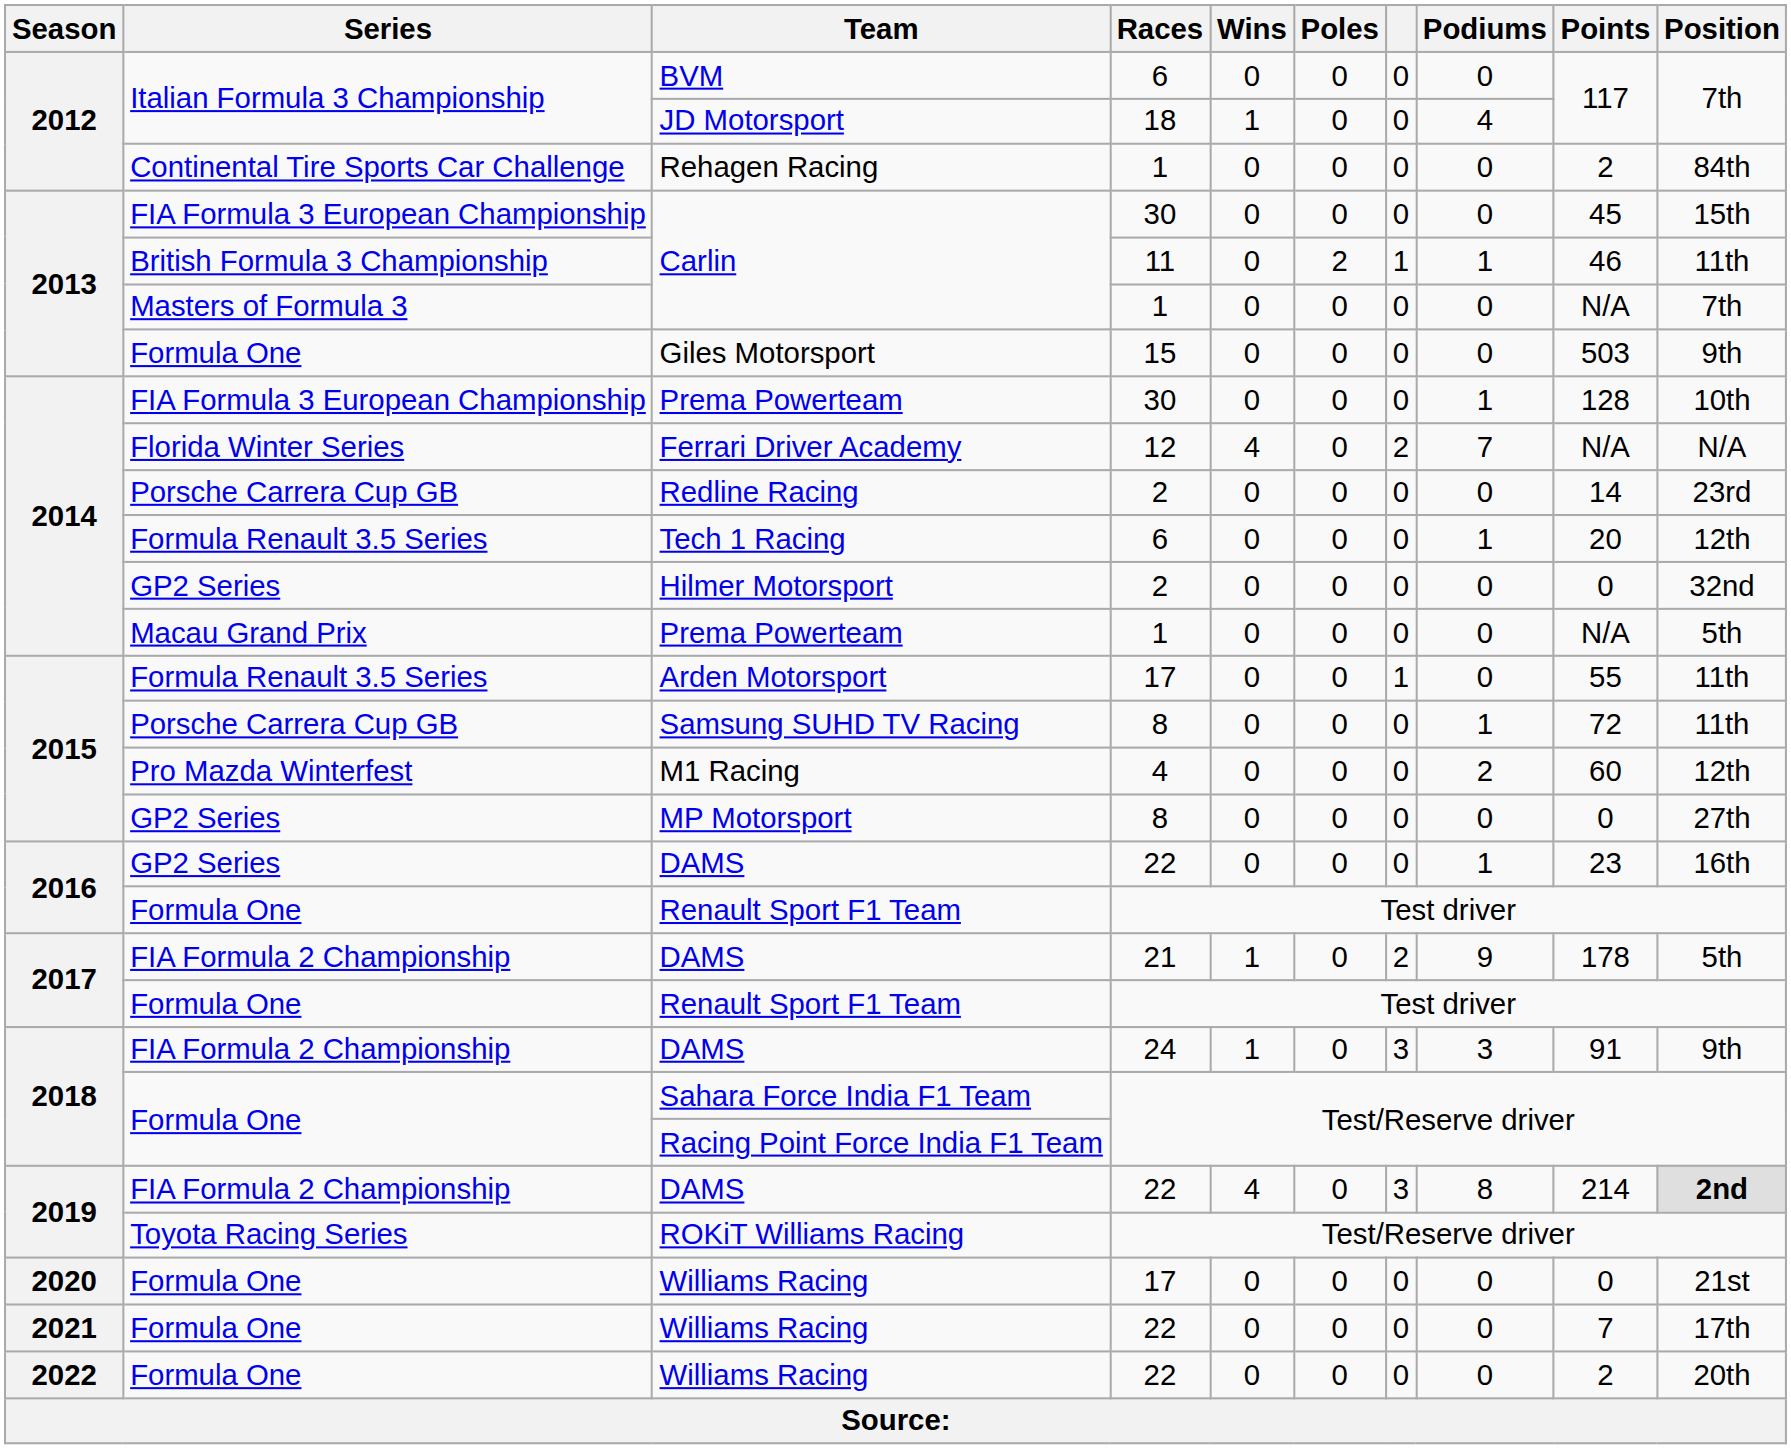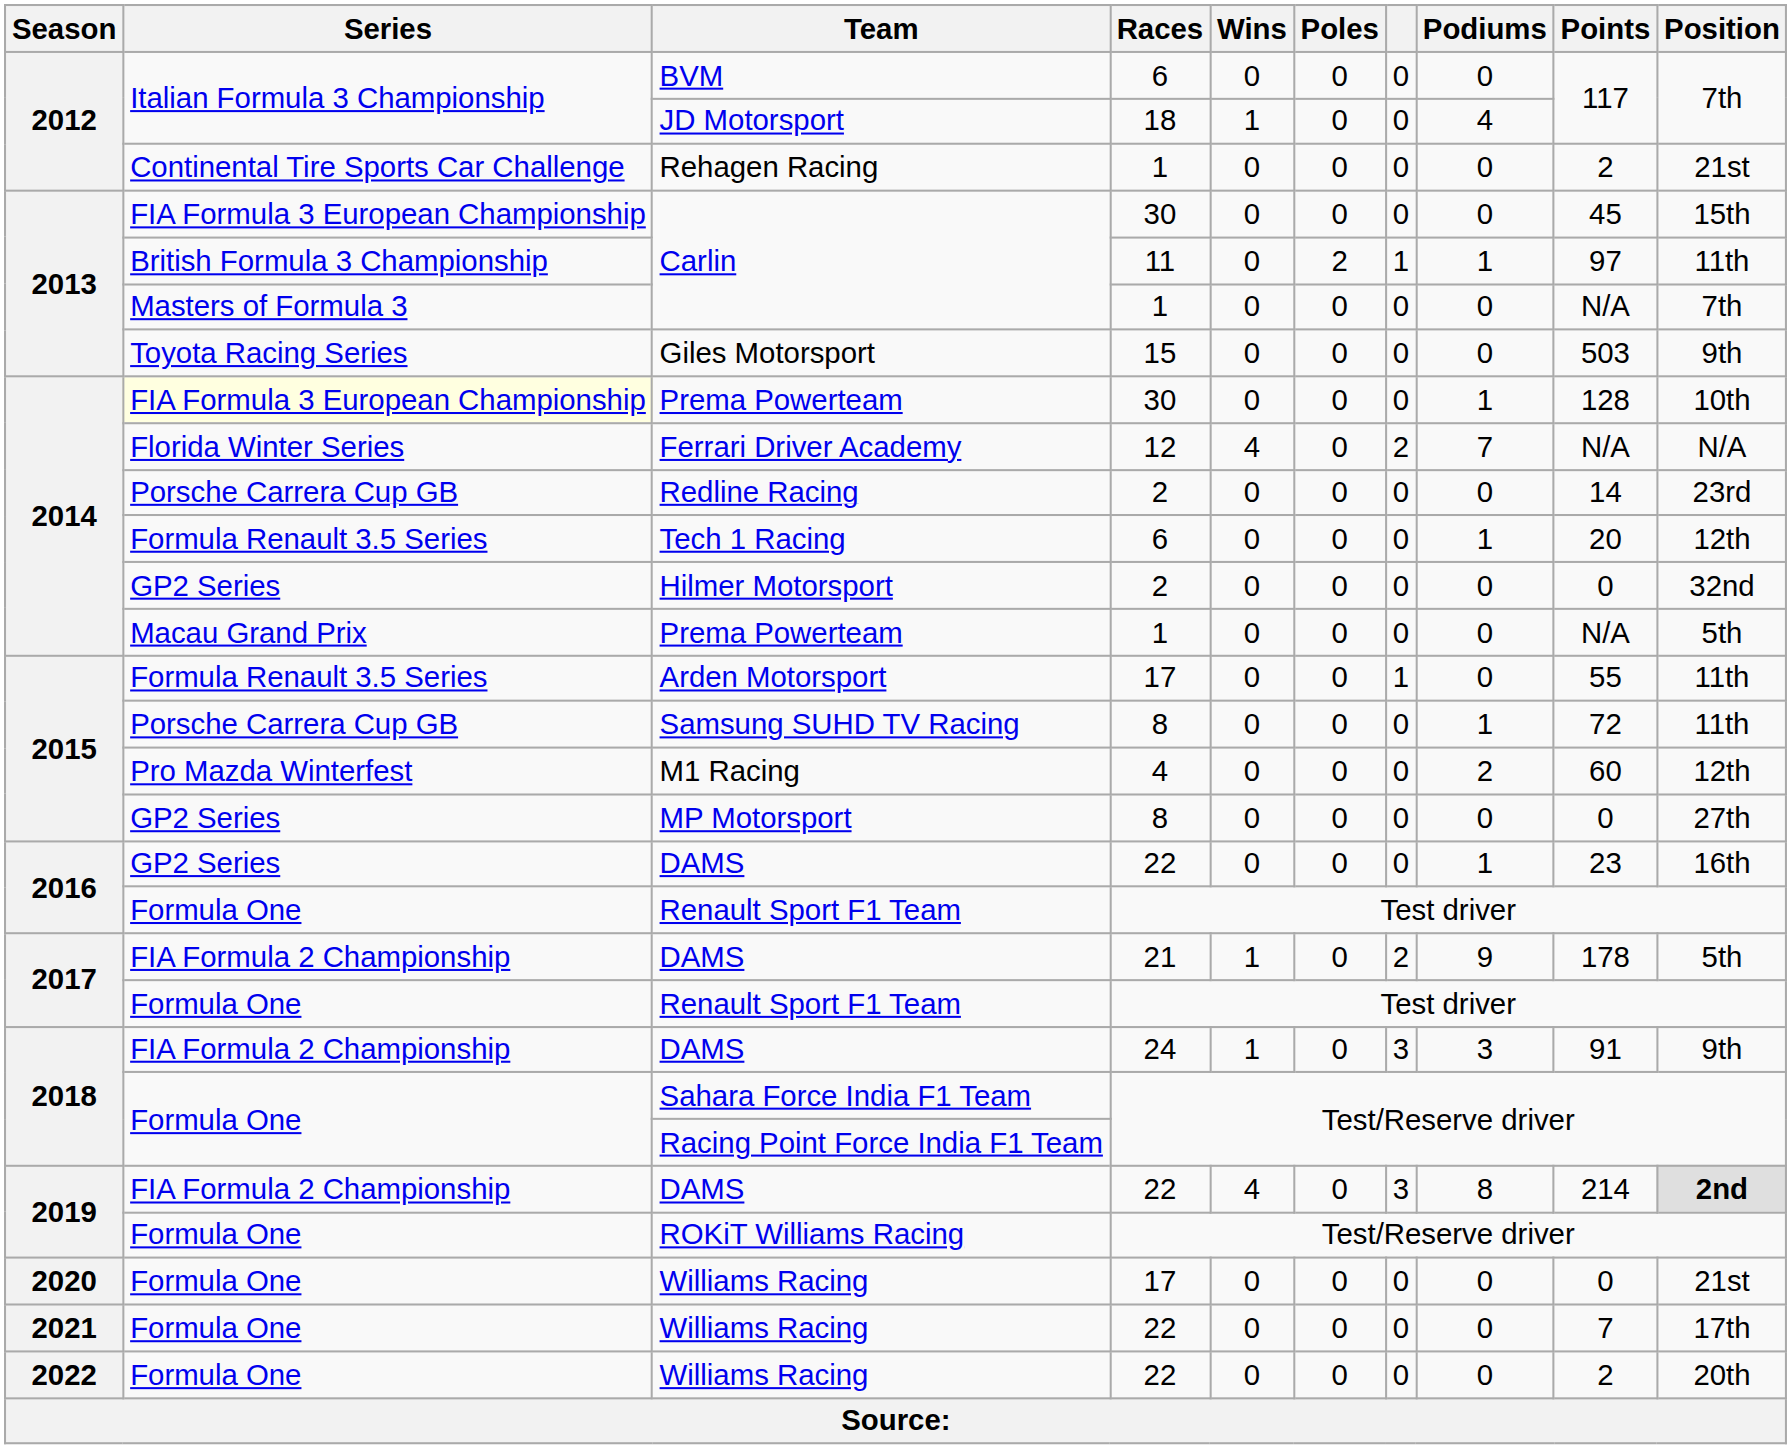(1722, 168) 84th -> (1722, 168) 21st
(1605, 261) 46 -> (1605, 261) 97
(216, 353) Formula One -> (269, 353) Toyota Racing Series
(388, 400) no background -> (388, 400) lightyellow background
(269, 1235) Toyota Racing Series -> (216, 1235) Formula One
